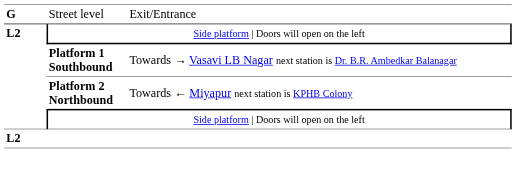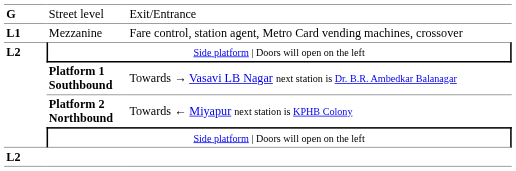+ row: (76, 32)
